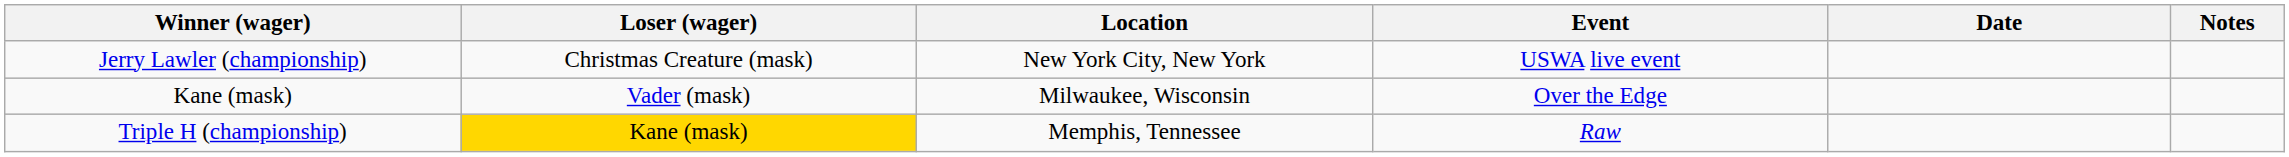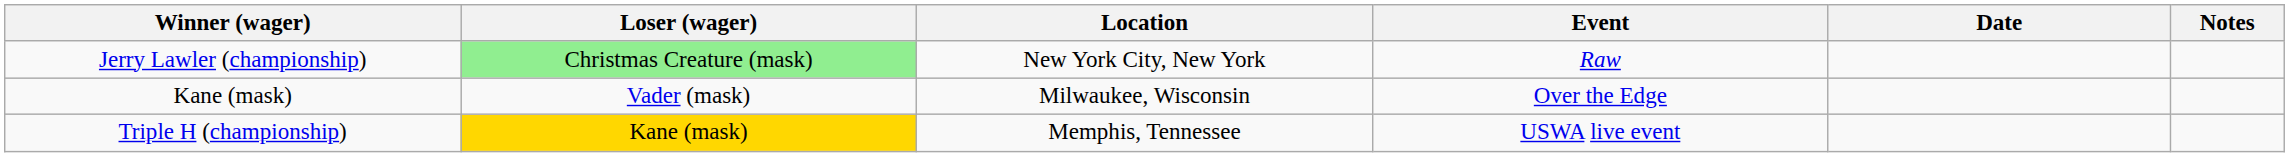(689, 59) no background -> (689, 59) lightgreen background
(1600, 59) USWA live event -> (1600, 59) Raw
(1600, 132) Raw -> (1600, 132) USWA live event
